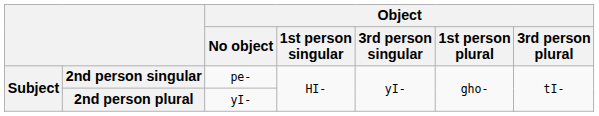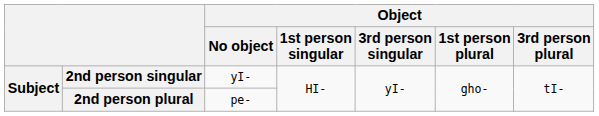(241, 77) pe- -> (241, 77) yI-
(241, 100) yI- -> (241, 100) pe-
